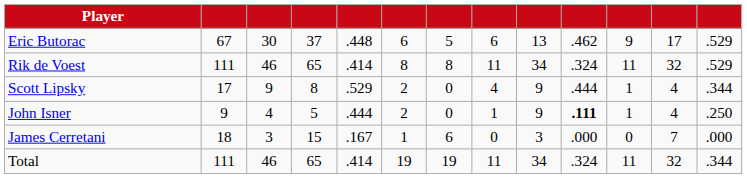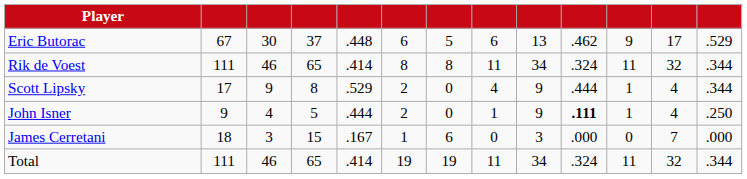(719, 64) .529 -> (719, 64) .344
